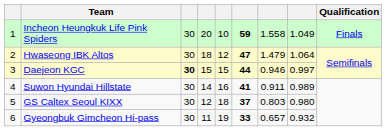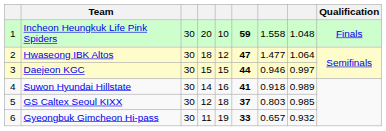(302, 33) 1.049 -> (302, 33) 1.048
(273, 54) 1.479 -> (273, 54) 1.477
(189, 70) bold -> (189, 70) normal
(273, 86) 0.911 -> (273, 86) 0.918
(302, 102) 0.980 -> (302, 102) 0.985
